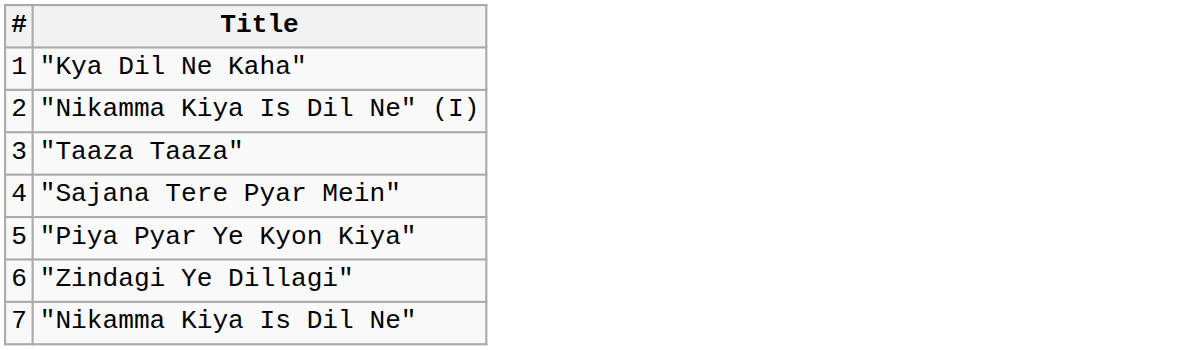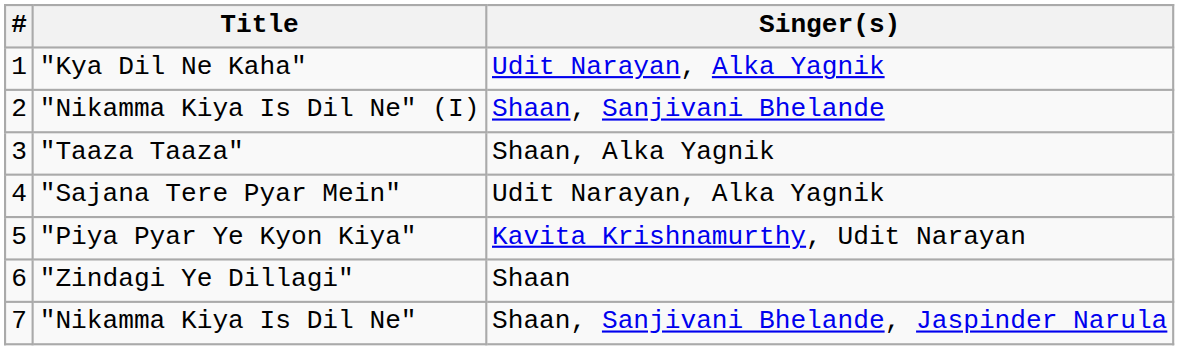+ column: (830, 27)
